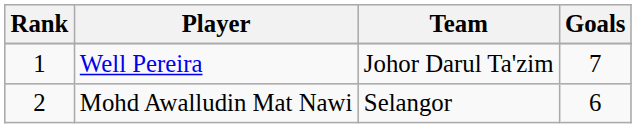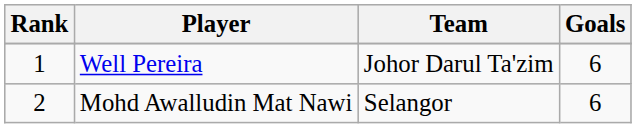(595, 63) 7 -> (595, 63) 6
